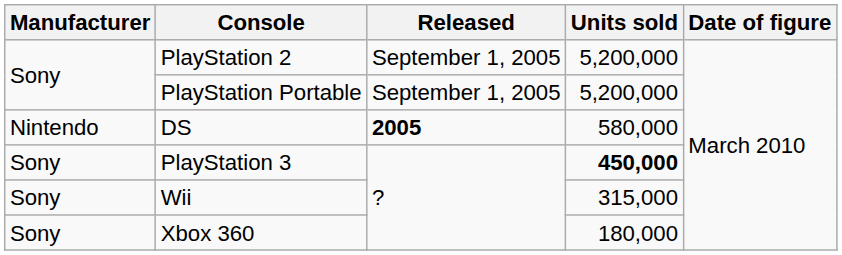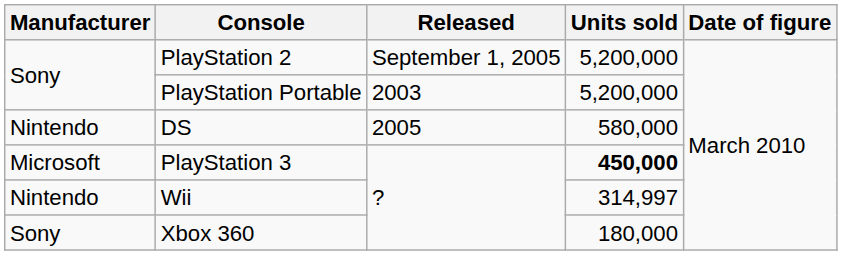(466, 93) September 1, 2005 -> (397, 93) 2003
(397, 128) bold -> (397, 128) normal
(35, 163) Sony -> (55, 163) Microsoft
(35, 198) Sony -> (54, 198) Nintendo
(638, 198) 315,000 -> (638, 198) 314,997
